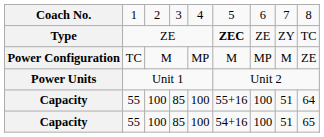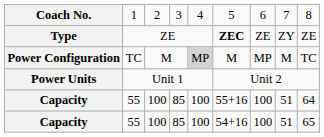(309, 36) TC -> (309, 36) ZE
(200, 57) no background -> (200, 57) lightgrey background
(309, 57) ZE -> (309, 57) TC
